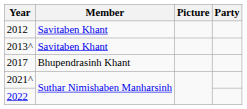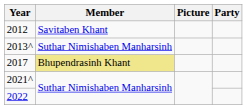(73, 46) Savitaben Khant -> (105, 46) Suthar Nimishaben Manharsinh
(84, 63) no background -> (84, 63) khaki background
